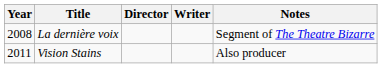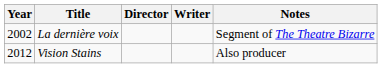(20, 33) 2008 -> (20, 33) 2002
(19, 53) 2011 -> (20, 53) 2012
